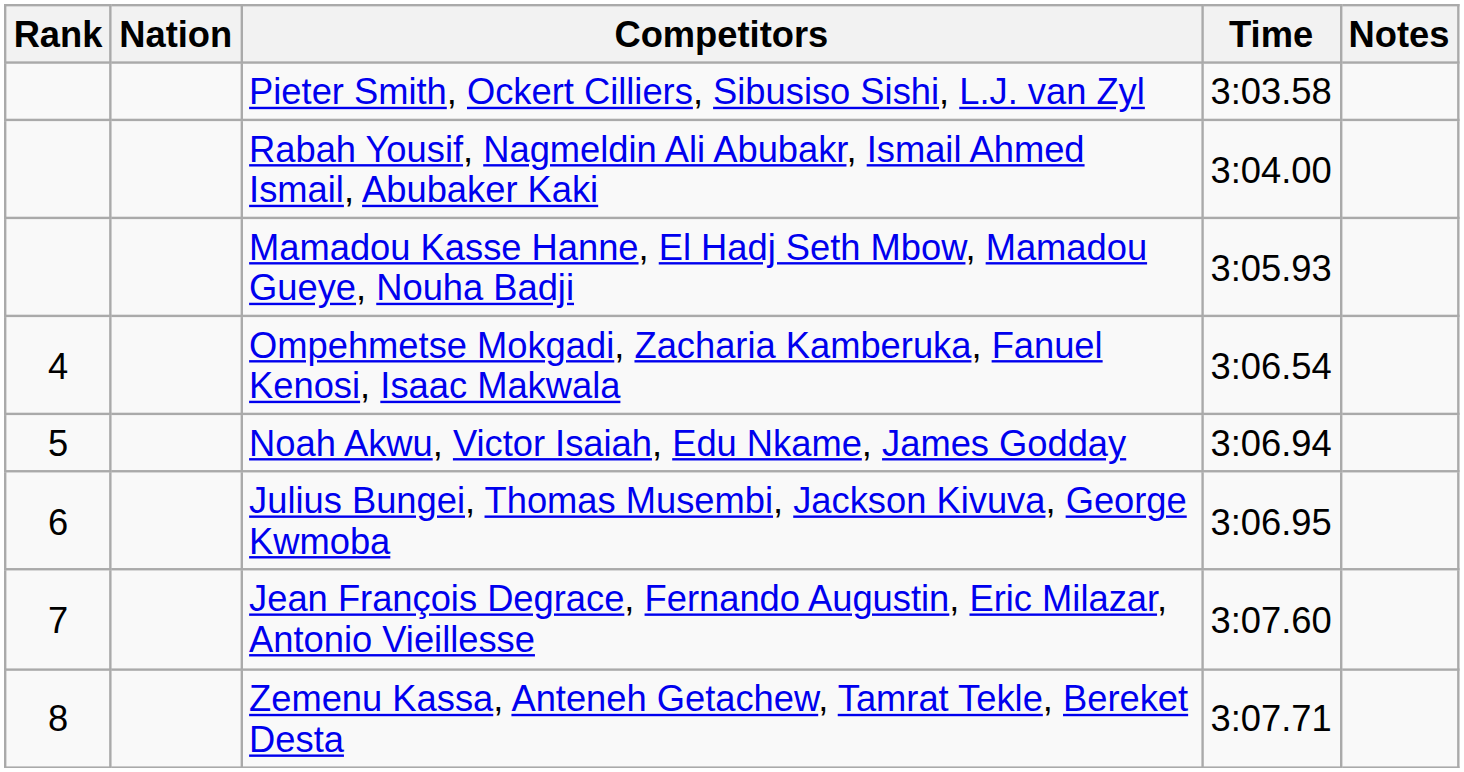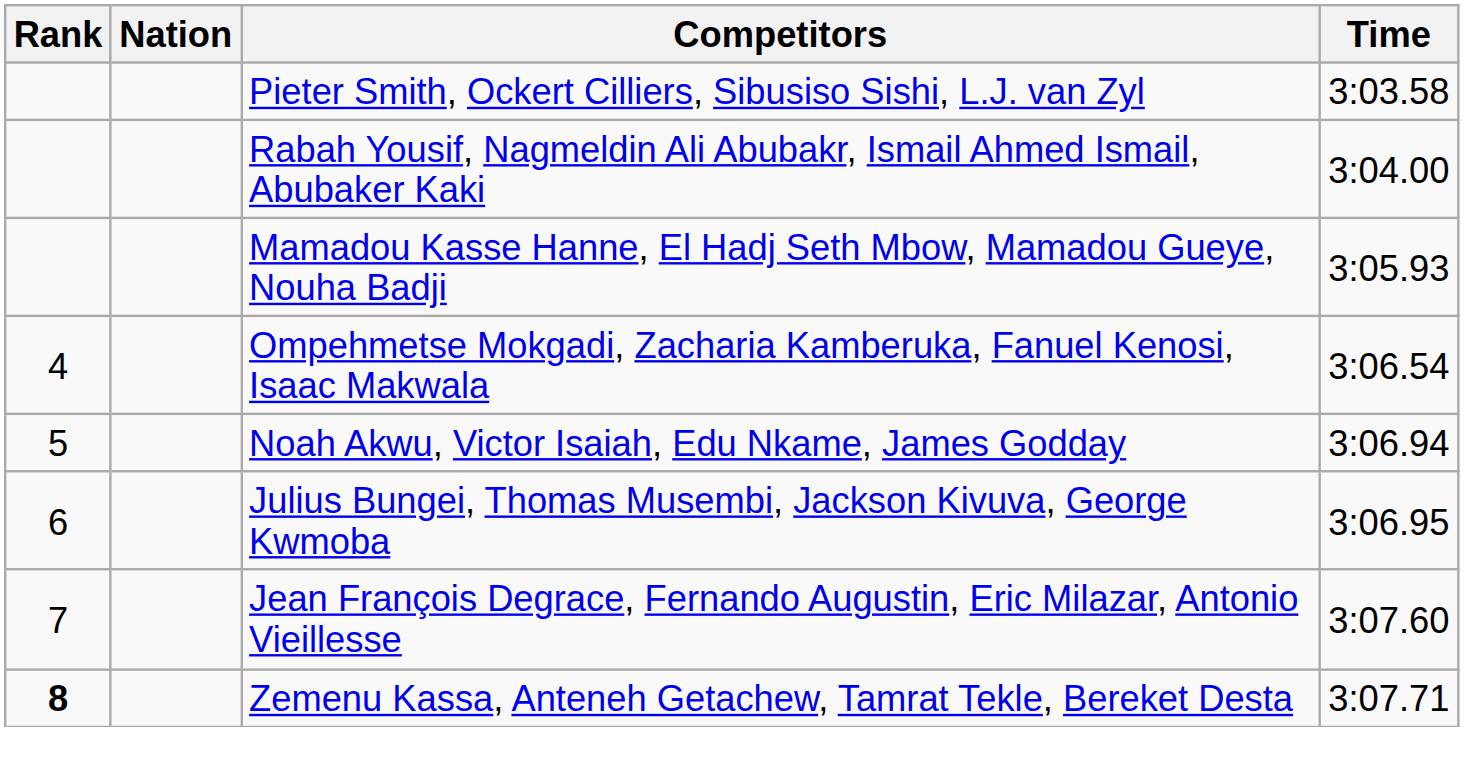- column: (1399, 34)
(58, 718) normal -> (58, 697) bold
